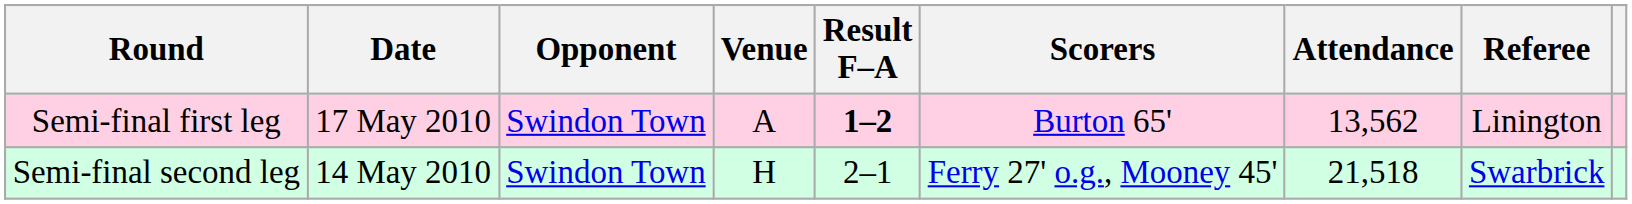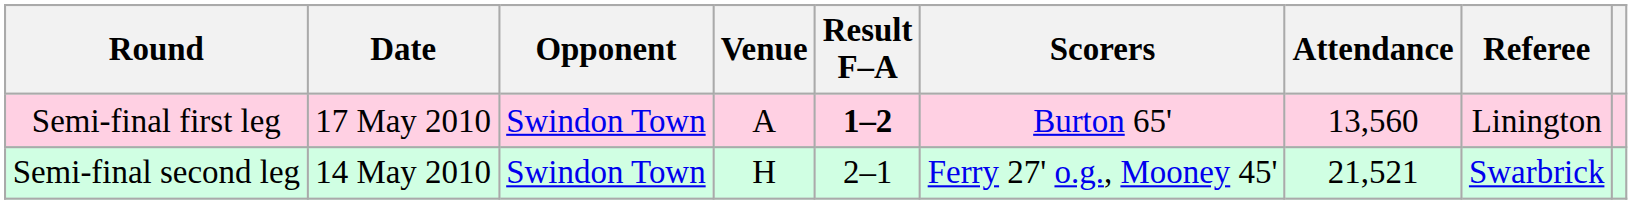(1373, 119) 13,562 -> (1373, 119) 13,560
(1373, 172) 21,518 -> (1373, 172) 21,521
